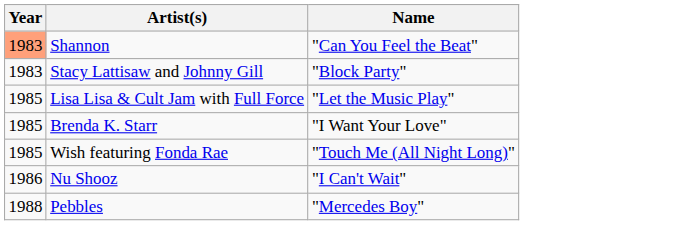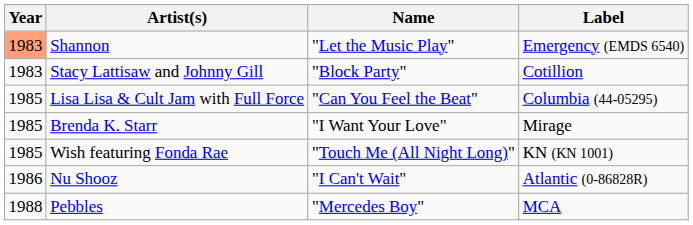+ column: (603, 17)
(395, 44) "Can You Feel the Beat" -> (383, 44) "Let the Music Play"
(383, 98) "Let the Music Play" -> (395, 98) "Can You Feel the Beat"
